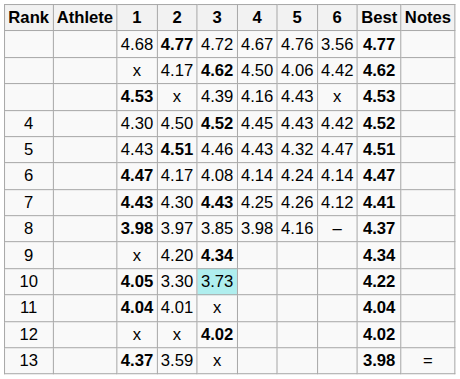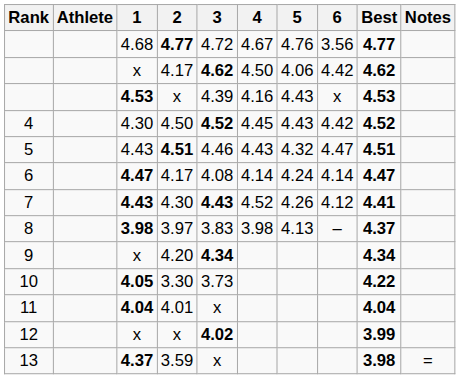(257, 202) 4.25 -> (257, 202) 4.52
(217, 228) 3.85 -> (217, 228) 3.83
(297, 228) 4.16 -> (297, 228) 4.13
(217, 281) paleturquoise background -> (217, 281) no background
(379, 334) 4.02 -> (379, 334) 3.99
